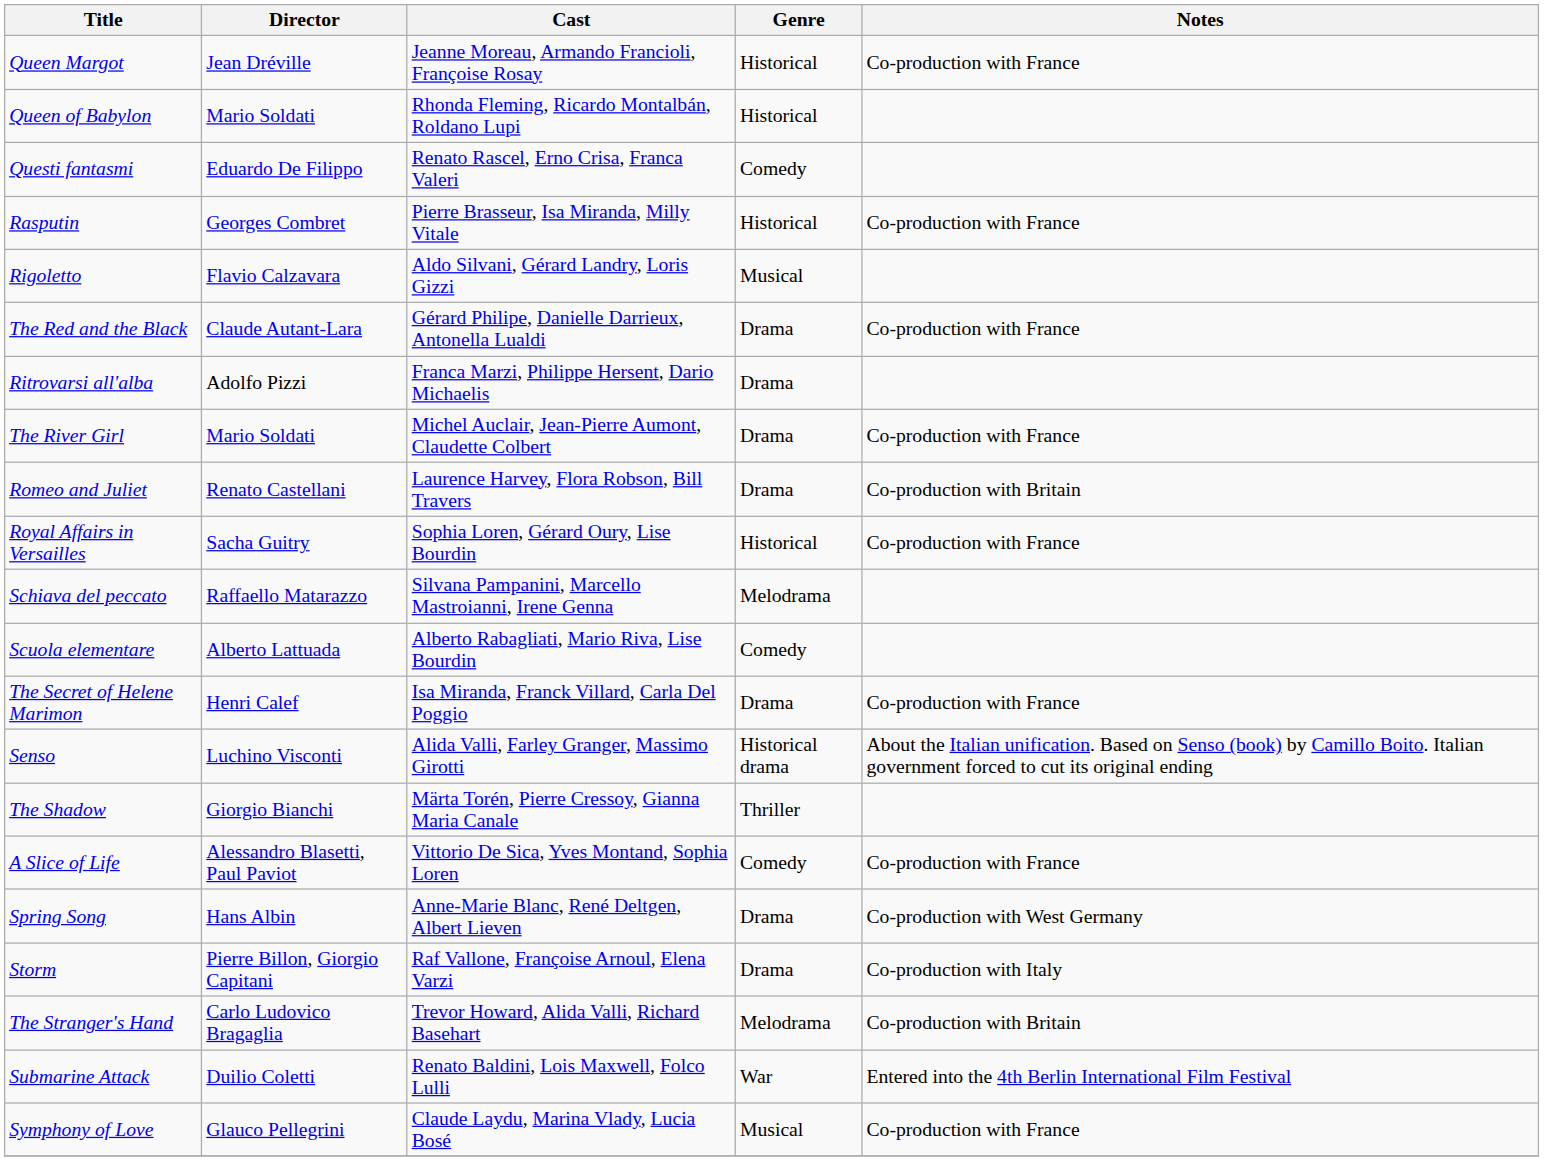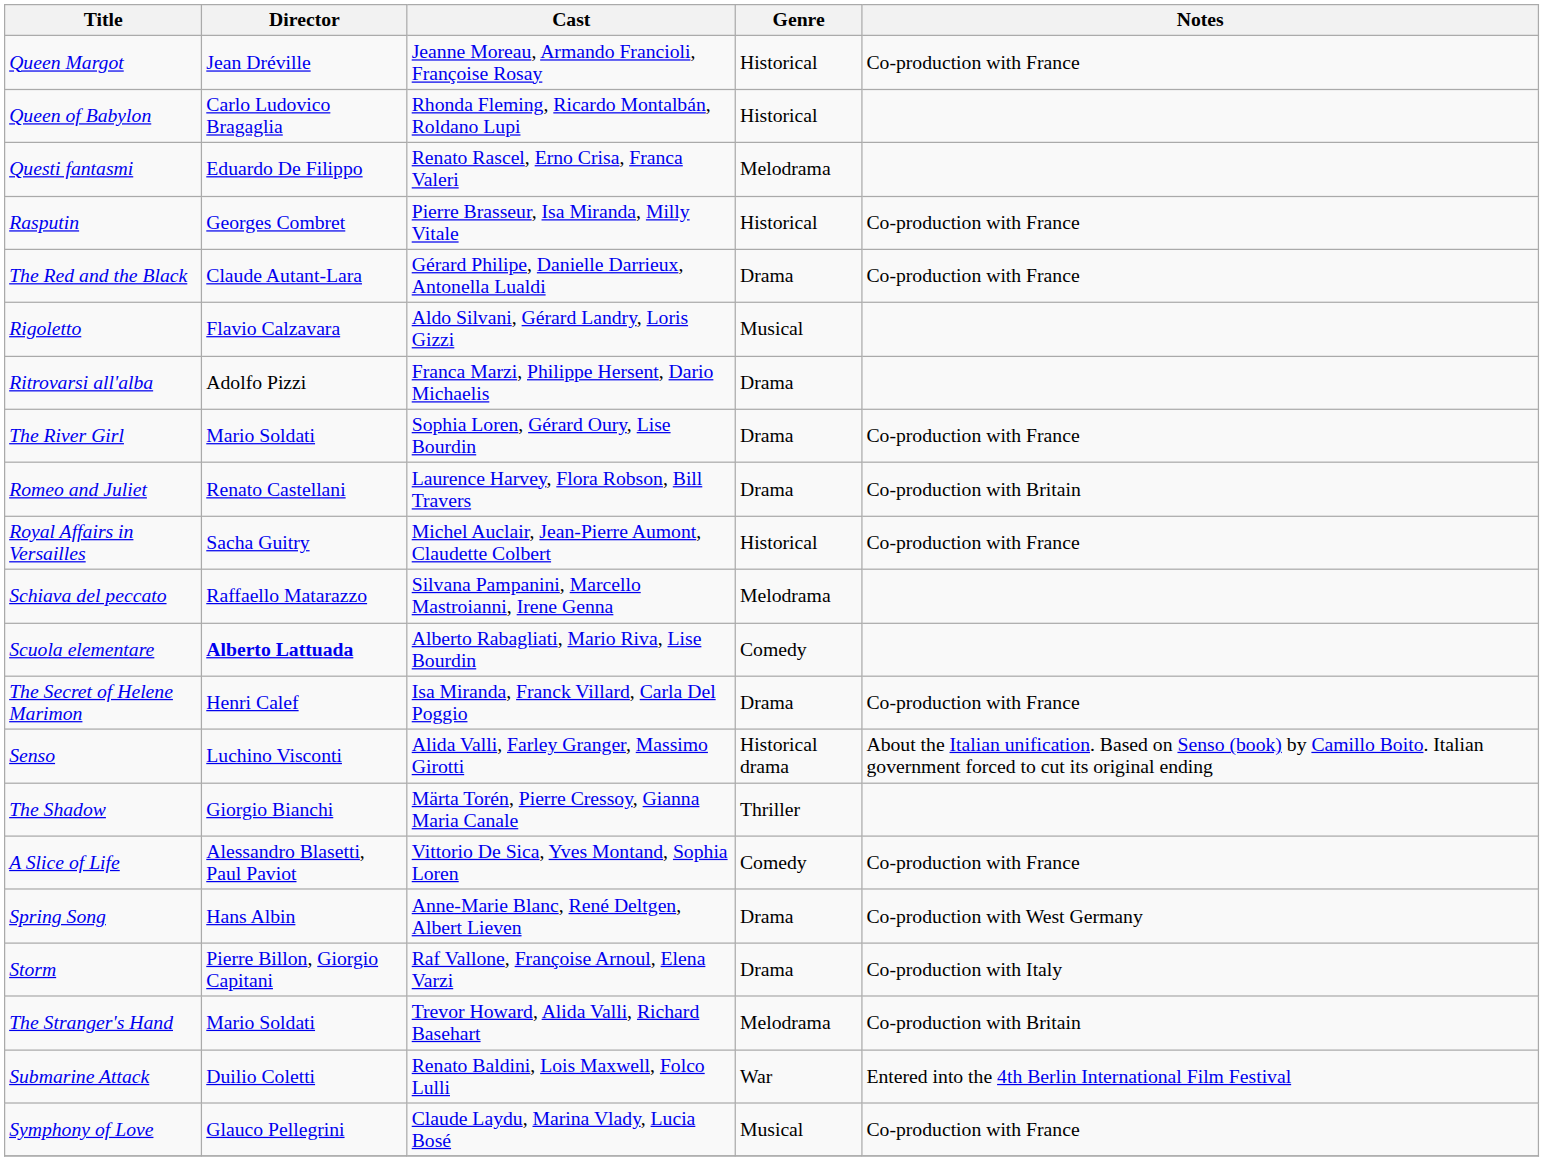(261, 115) Mario Soldati -> (268, 115) Carlo Ludovico Bragaglia
(773, 169) Comedy -> (785, 169) Melodrama
rows swapped: (98, 329) <-> (45, 275)
(556, 435) Michel Auclair, Jean-Pierre Aumont, Claudette Colbert -> (541, 435) Sophia Loren, Gérard Oury, Lise Bourdin
(541, 542) Sophia Loren, Gérard Oury, Lise Bourdin -> (556, 542) Michel Auclair, Jean-Pierre Aumont, Claudette Colbert
(273, 649) normal -> (280, 649) bold
(268, 1022) Carlo Ludovico Bragaglia -> (261, 1022) Mario Soldati
